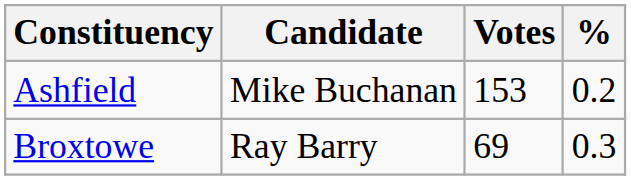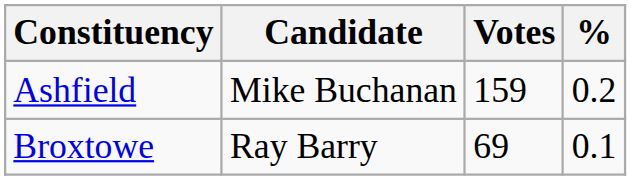(500, 89) 153 -> (500, 89) 159
(594, 145) 0.3 -> (594, 145) 0.1
